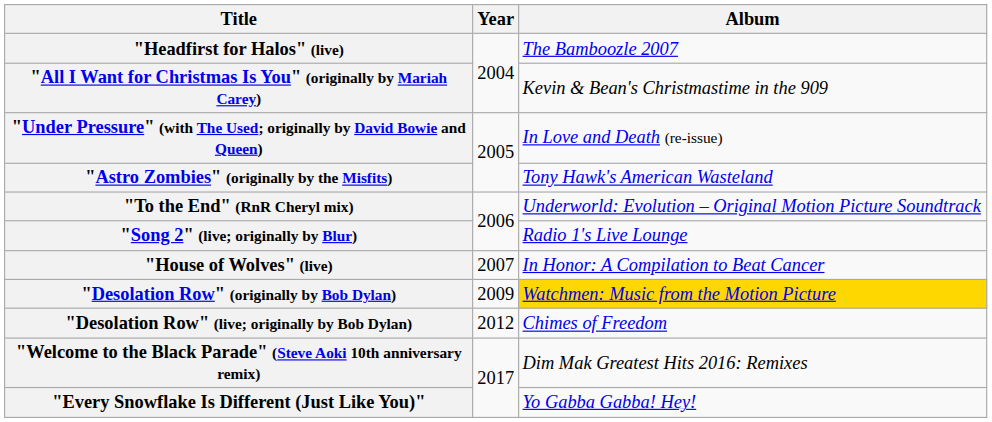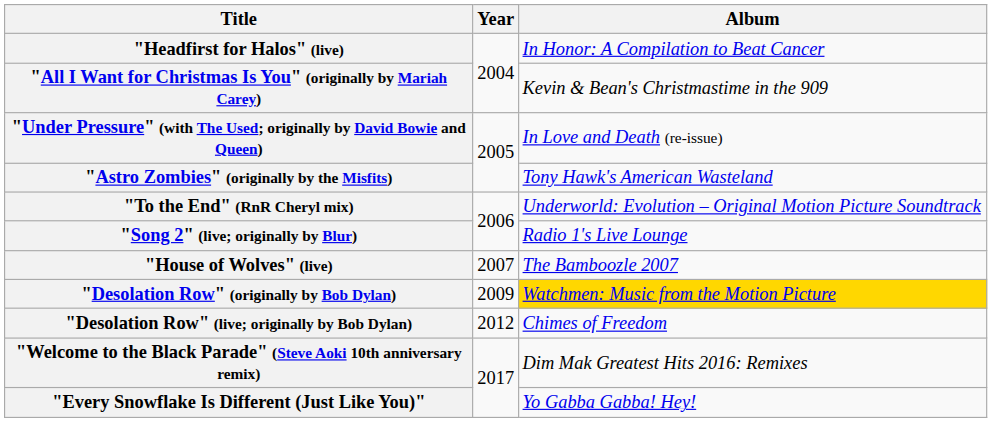(600, 48) The Bamboozle 2007 -> (674, 48) In Honor: A Compilation to Beat Cancer
(674, 264) In Honor: A Compilation to Beat Cancer -> (600, 264) The Bamboozle 2007
